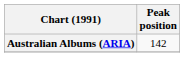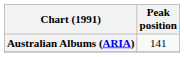(158, 43) 142 -> (158, 43) 141
